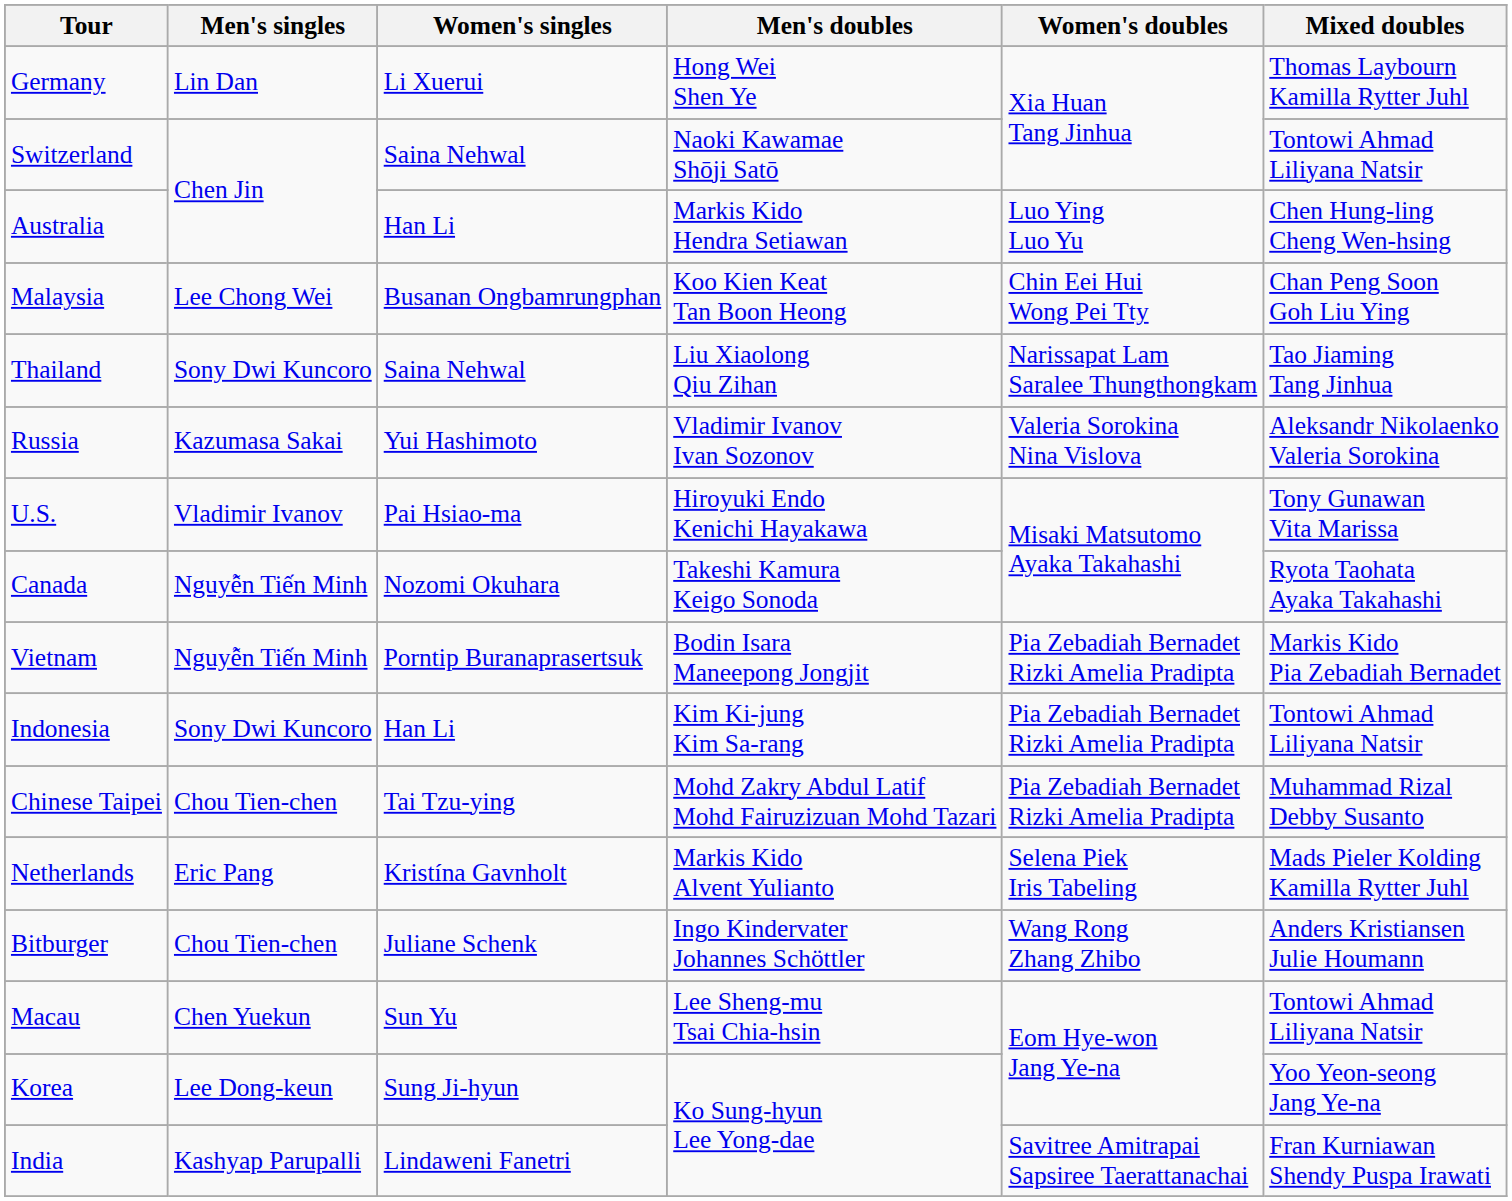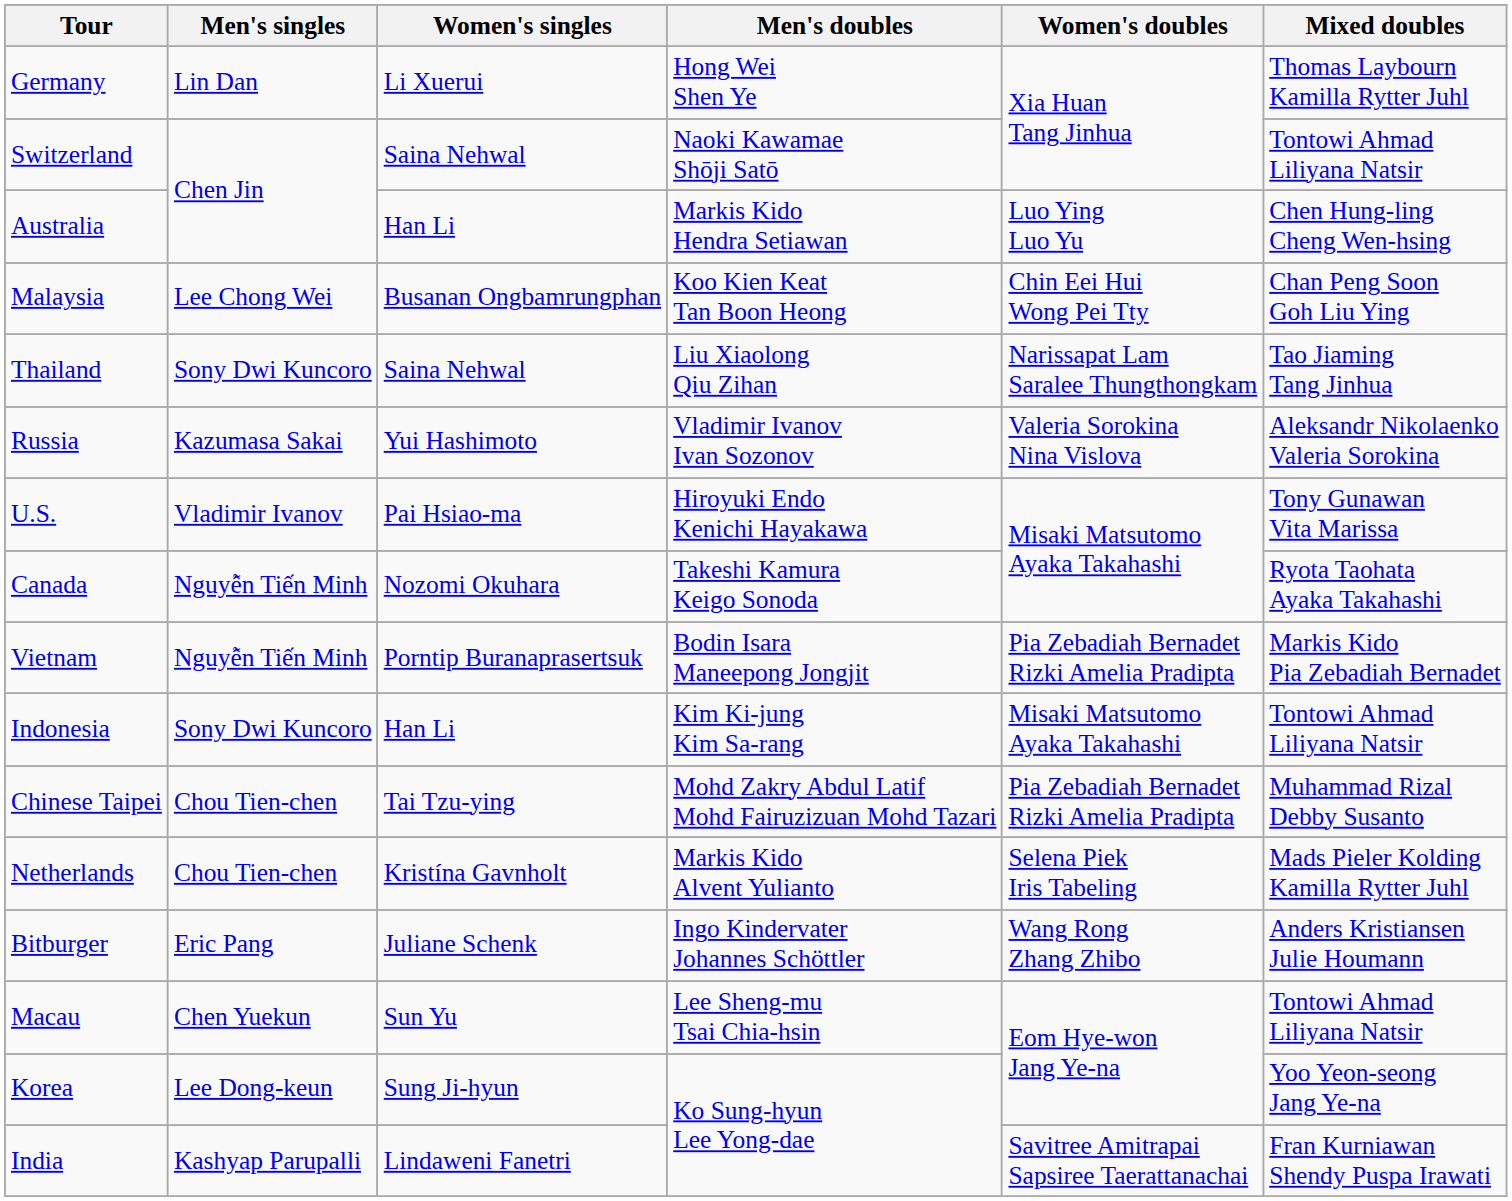(1124, 728) Pia Zebadiah Bernadet Rizki Amelia Pradipta -> (1105, 728) Misaki Matsutomo Ayaka Takahashi
(224, 872) Eric Pang -> (256, 872) Chou Tien-chen
(256, 944) Chou Tien-chen -> (224, 944) Eric Pang
